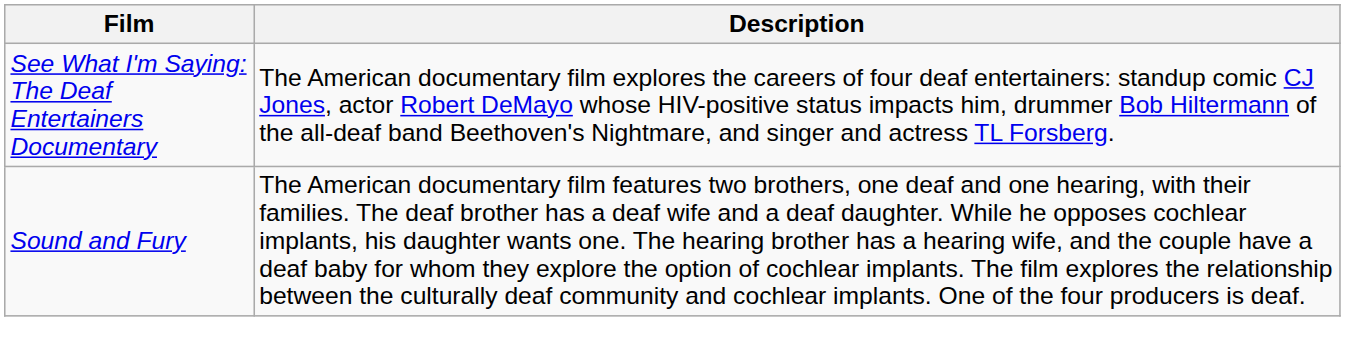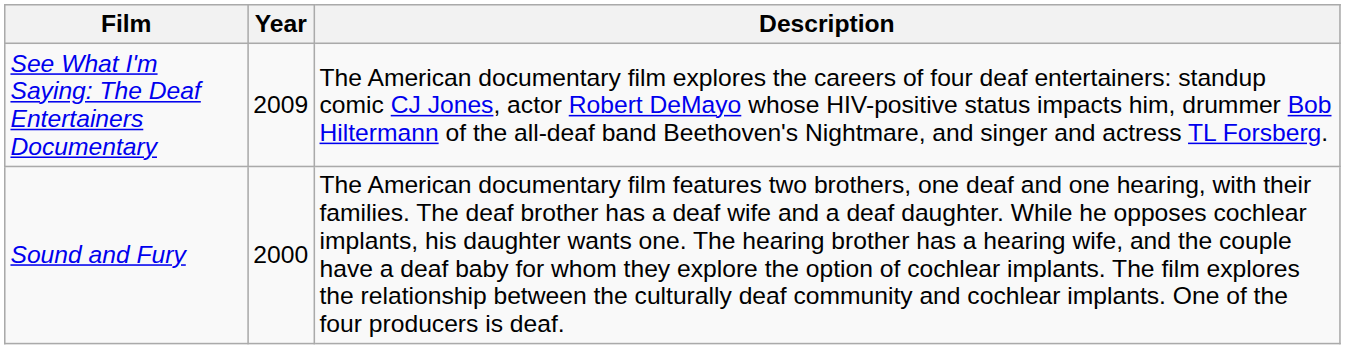+ column: (281, 24)
